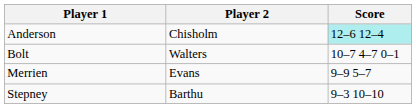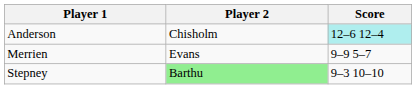- row: (18, 53)
(186, 93) no background -> (186, 73) lightgreen background
